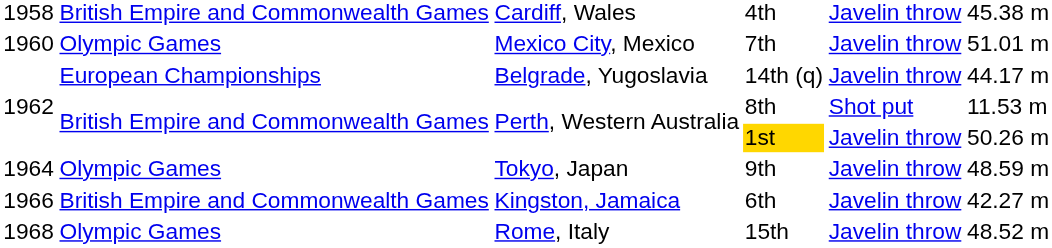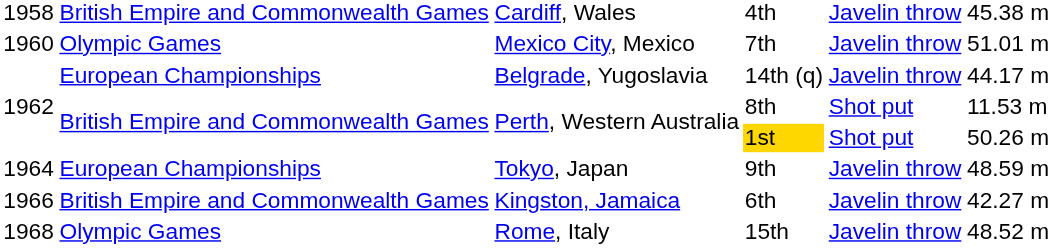(895, 137) Javelin throw -> (871, 137) Shot put
(140, 169) Olympic Games -> (190, 169) European Championships
